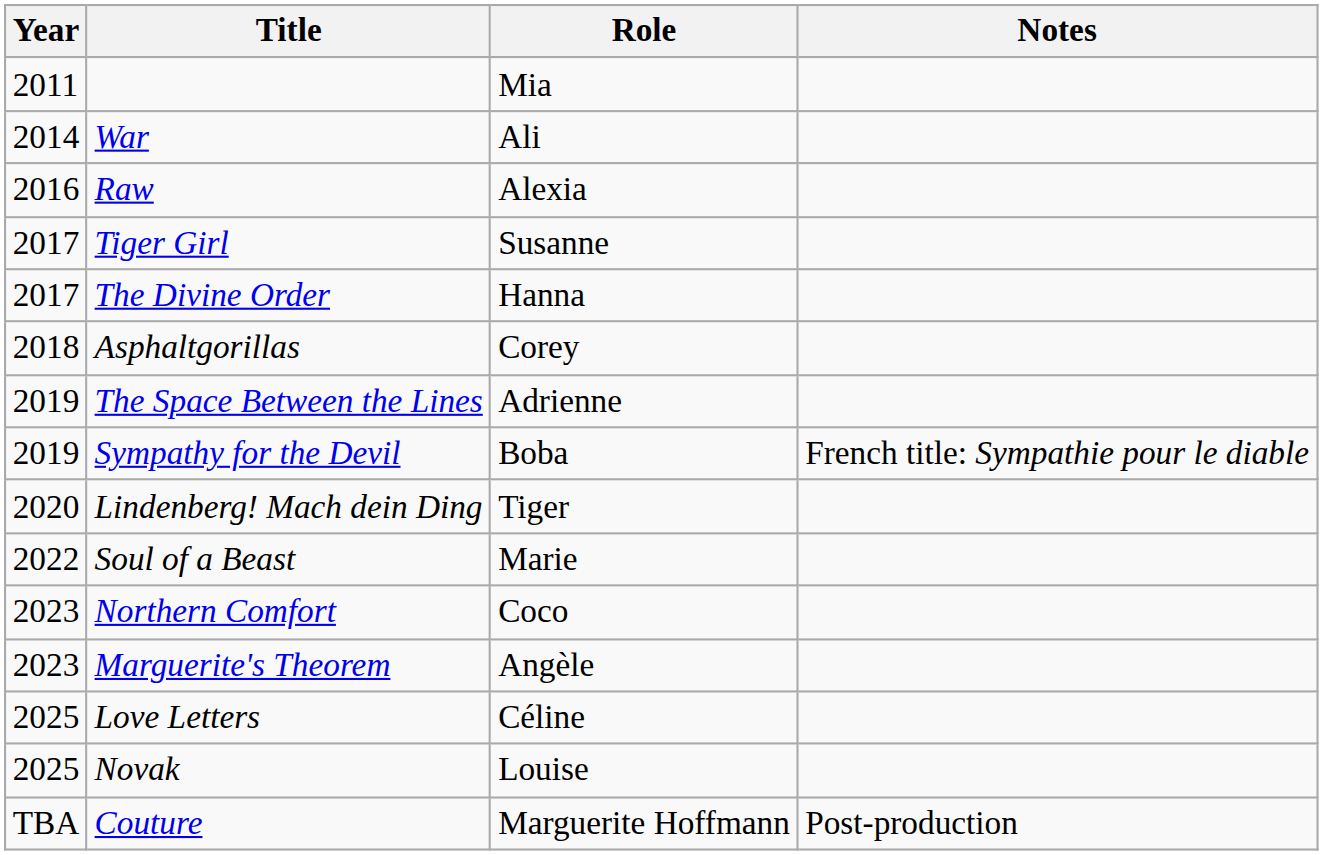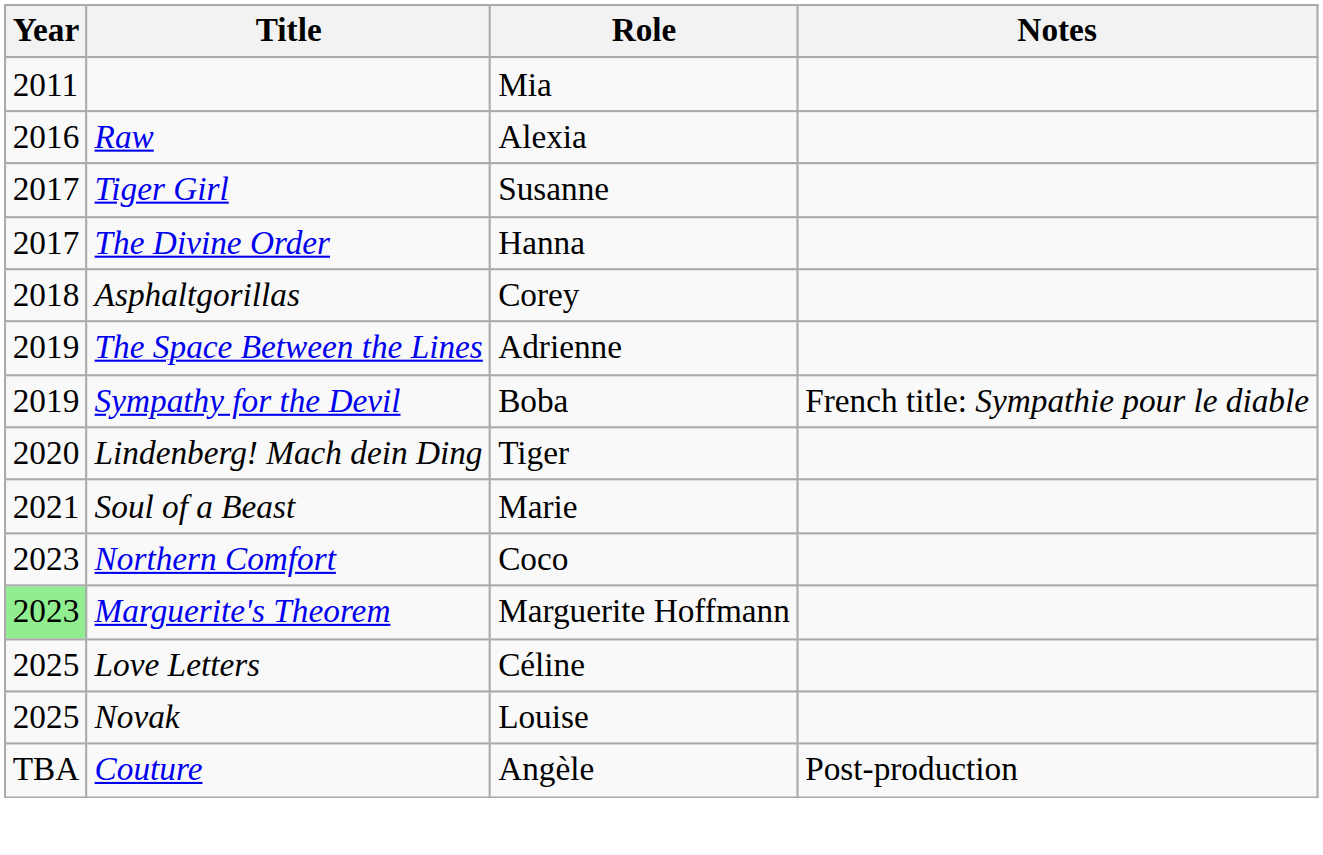- row: (122, 136)
(46, 558) 2022 -> (46, 505) 2021
(46, 664) no background -> (46, 611) lightgreen background
(546, 664) Angèle -> (644, 611) Marguerite Hoffmann
(644, 822) Marguerite Hoffmann -> (546, 769) Angèle
